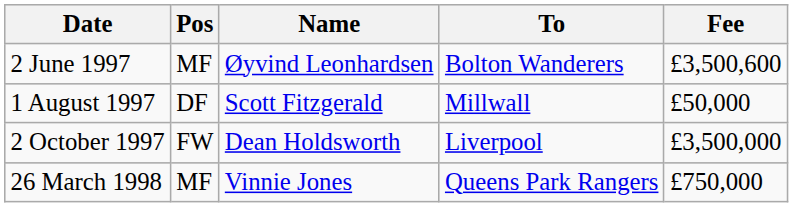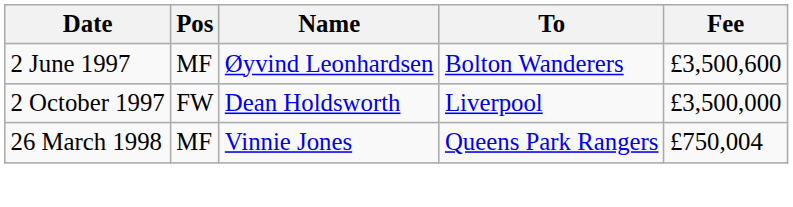- row: (83, 102)
(716, 181) £750,000 -> (716, 142) £750,004
